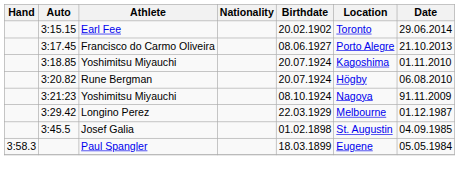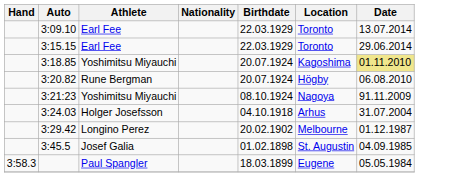+ row: (59, 29)
(305, 29) 20.02.1902 -> (267, 46) 22.03.1929
- row: (59, 46)
(425, 63) no background -> (385, 63) khaki background
+ row: (59, 113)
(305, 113) 22.03.1929 -> (267, 130) 20.02.1902
